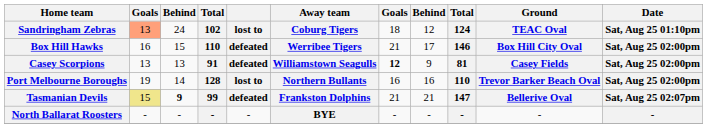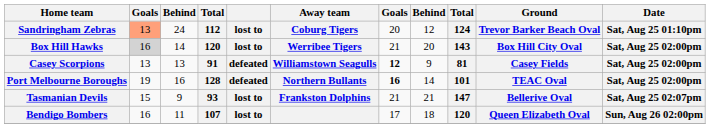(212, 30) 102 -> (212, 30) 112
(395, 30) 18 -> (395, 30) 20
(539, 30) TEAC Oval -> (539, 30) Trevor Barker Beach Oval
(145, 47) no background -> (145, 47) lightgrey background
(179, 47) 15 -> (179, 47) 14
(212, 47) 110 -> (212, 47) 120
(248, 47) defeated -> (248, 47) lost to
(429, 47) 17 -> (429, 47) 20
(462, 47) 146 -> (462, 47) 143
(179, 81) 14 -> (179, 81) 16
(248, 81) lost to -> (248, 81) defeated
(395, 81) normal -> (395, 81) bold
(429, 81) 16 -> (429, 81) 14
(462, 81) 110 -> (462, 81) 101
(539, 81) Trevor Barker Beach Oval -> (539, 81) TEAC Oval
(145, 98) khaki background -> (145, 98) no background
(179, 98) bold -> (179, 98) normal
(212, 98) 99 -> (212, 98) 93
(248, 98) defeated -> (248, 98) lost to
+ row: (67, 115)
- row: (67, 115)
